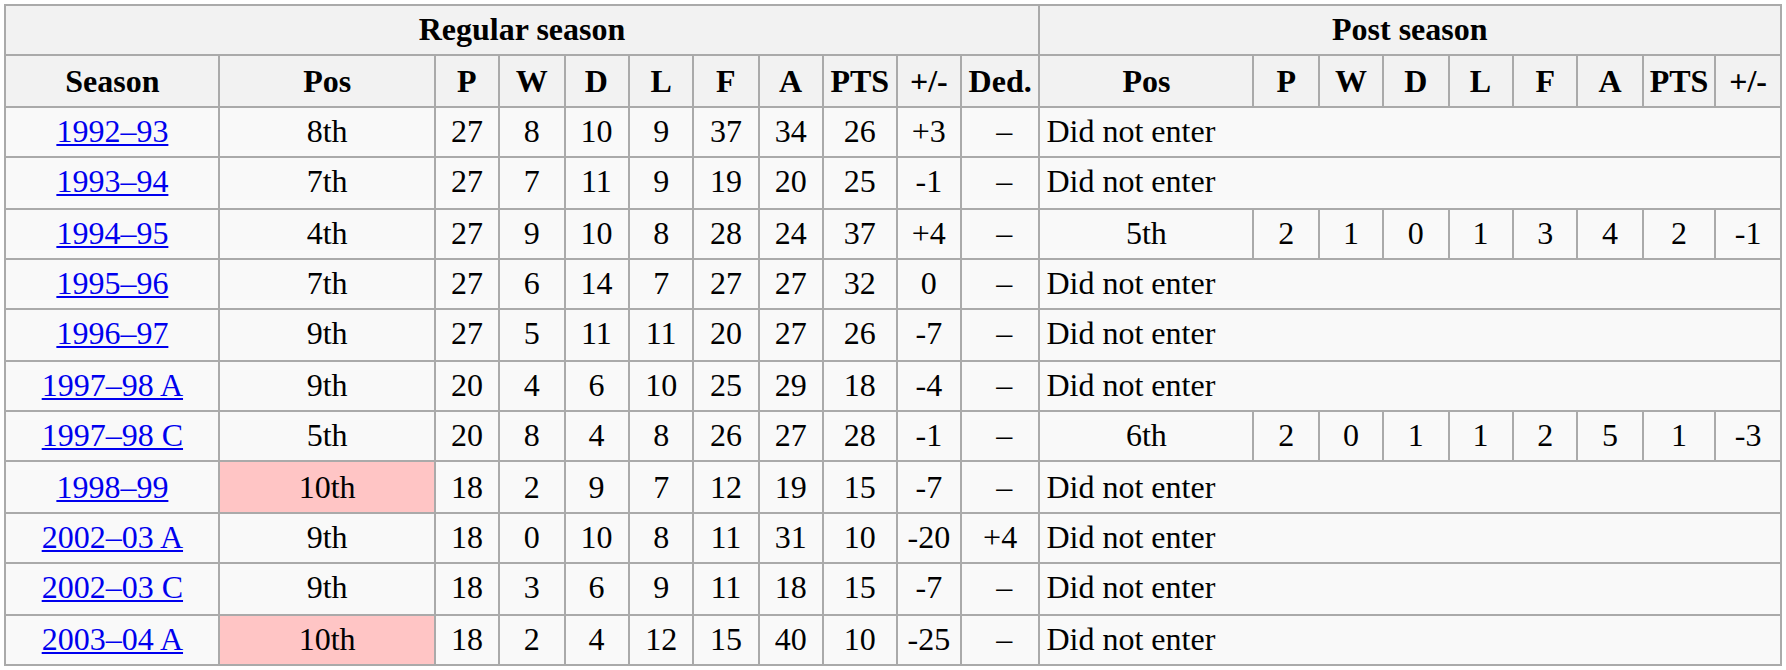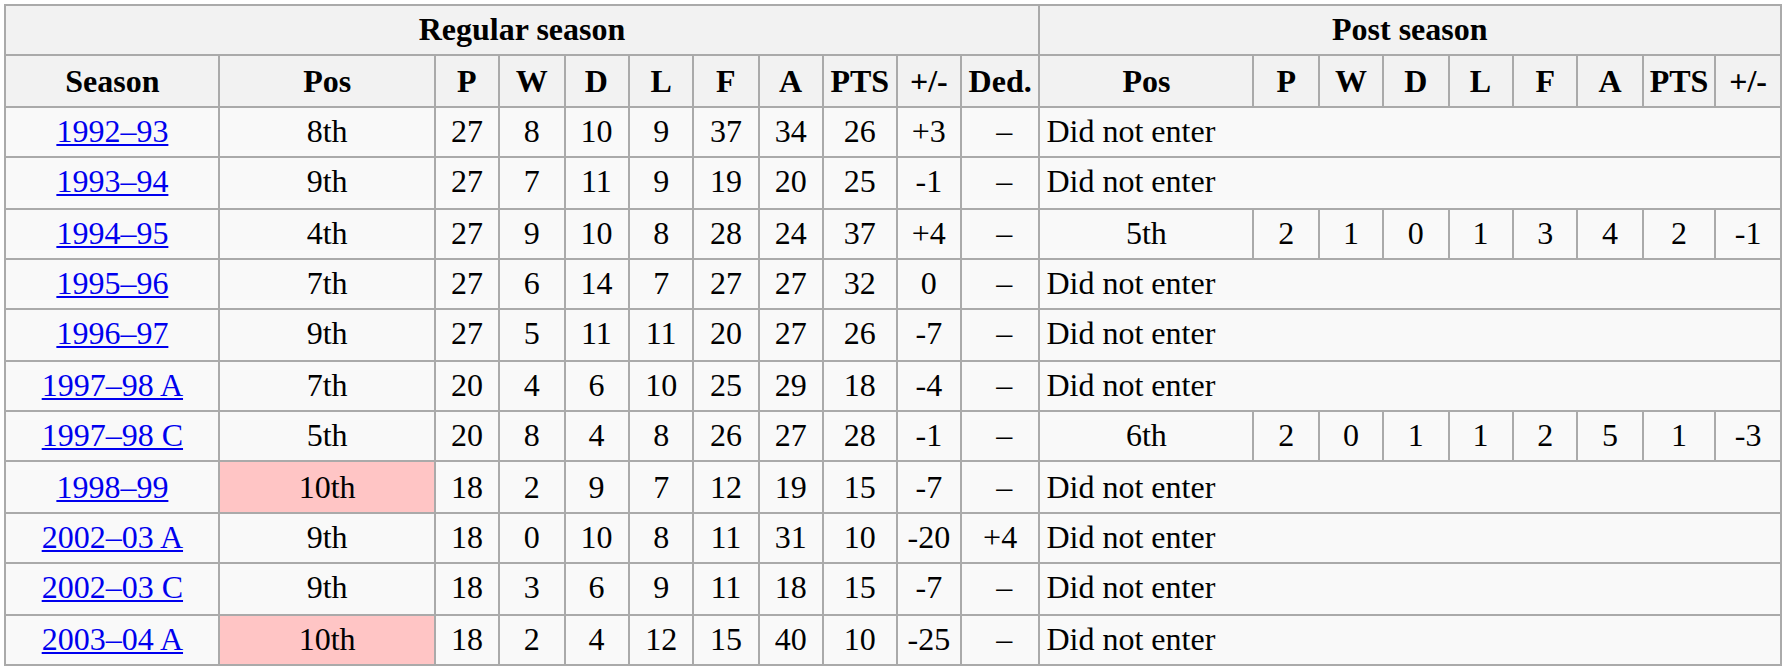(327, 182) 7th -> (327, 182) 9th
(327, 385) 9th -> (327, 385) 7th
